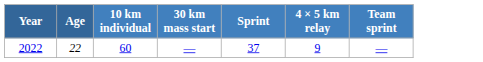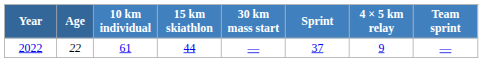+ column: (189, 21)
(125, 48) 60 -> (125, 48) 61
